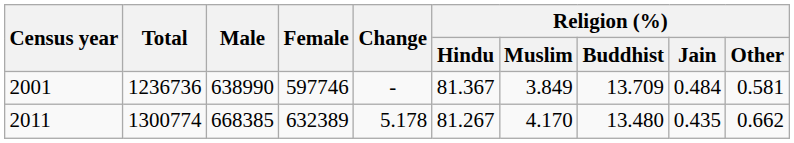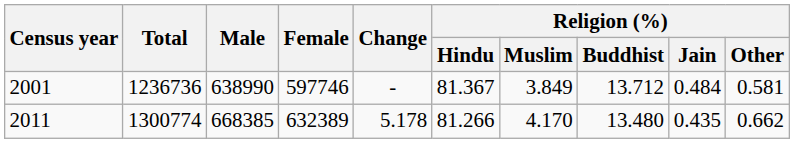(635, 87) 13.709 -> (635, 87) 13.712
(466, 120) 81.267 -> (466, 120) 81.266
